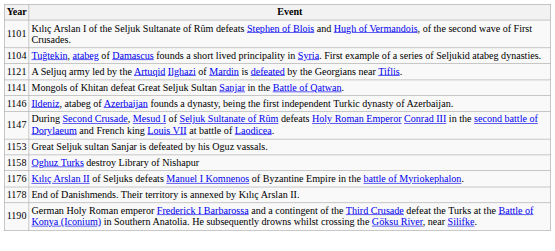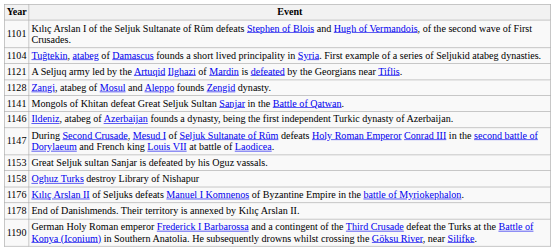+ row: (151, 87)
